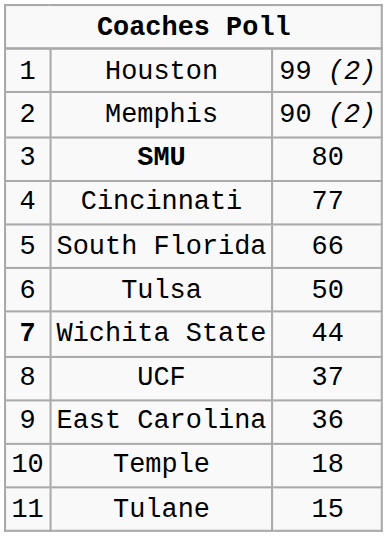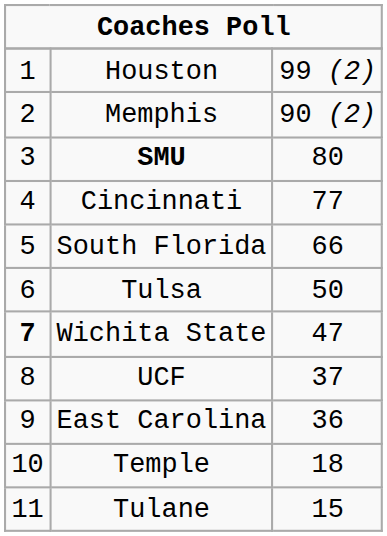(328, 334) 44 -> (328, 334) 47
